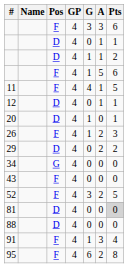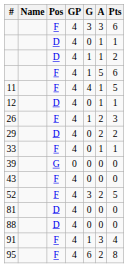- row: (11, 118)
+ row: (11, 149)
- row: (11, 164)
+ row: (11, 164)
(115, 210) lightgrey background -> (115, 210) no background
